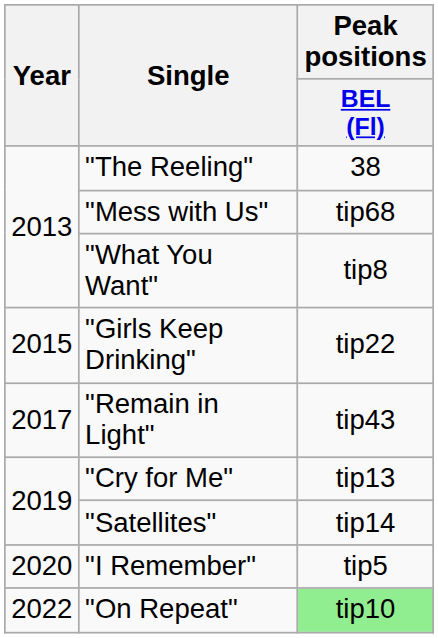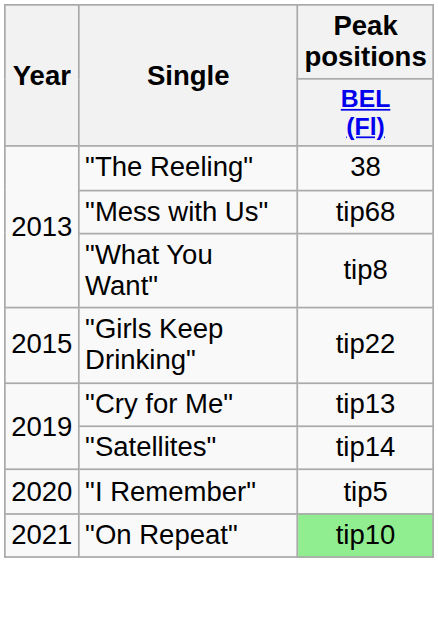- row: (152, 419)
(42, 609) 2022 -> (42, 535) 2021
